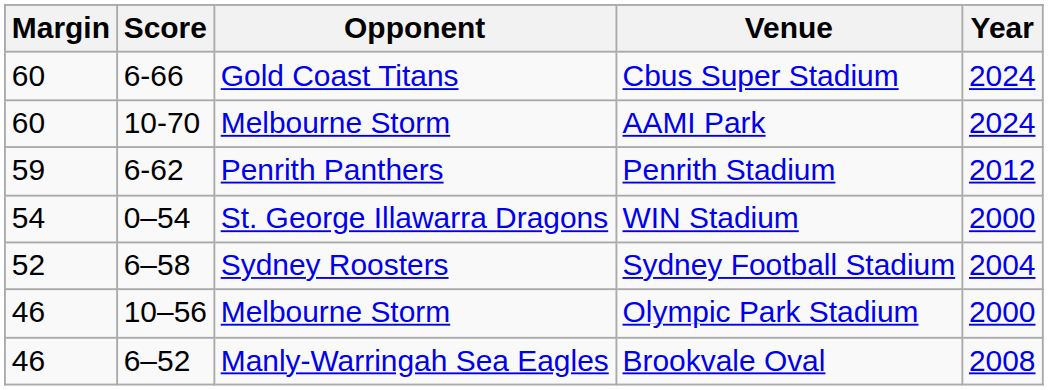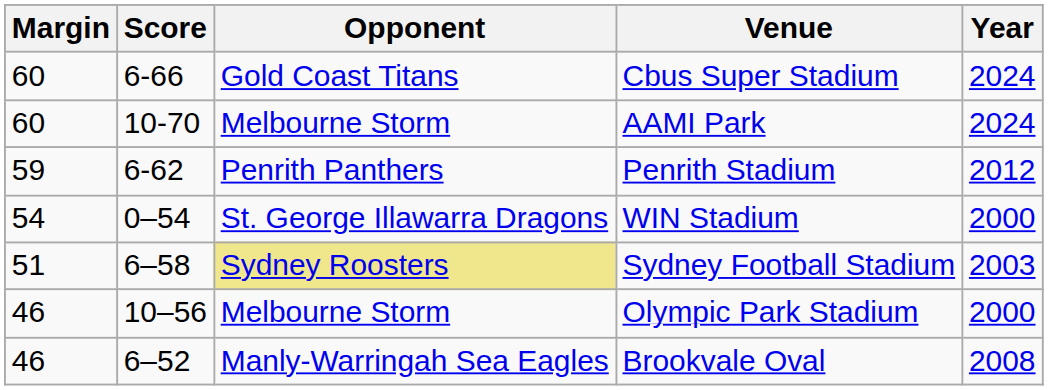(28, 265) 52 -> (28, 265) 51
(335, 265) no background -> (335, 265) khaki background
(1002, 265) 2004 -> (1002, 265) 2003
